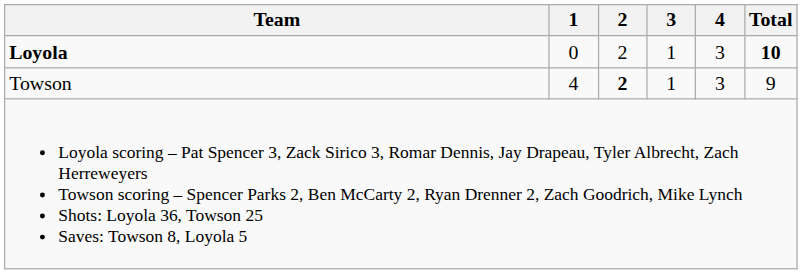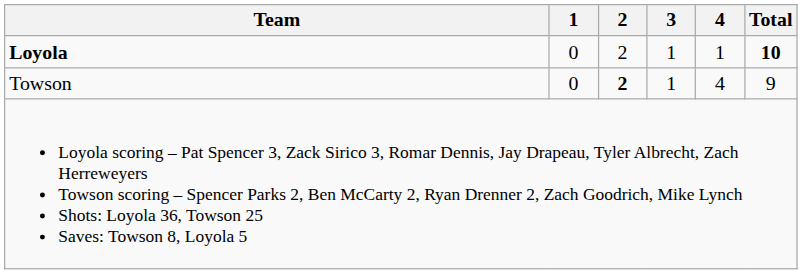(720, 51) 3 -> (720, 51) 1
(574, 83) 4 -> (574, 83) 0
(720, 83) 3 -> (720, 83) 4
